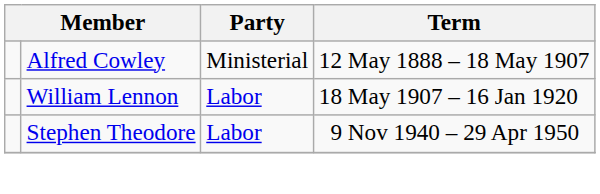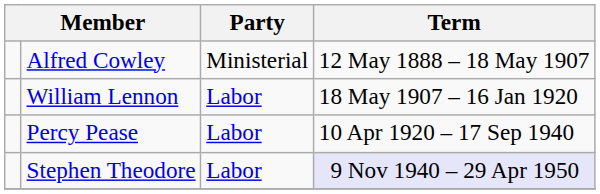+ row: (82, 133)
(449, 133) no background -> (449, 170) lavender background
